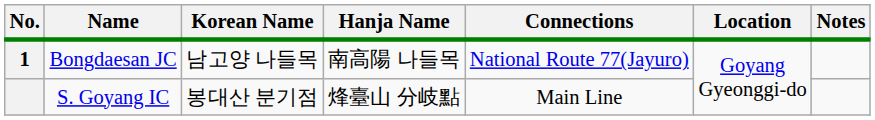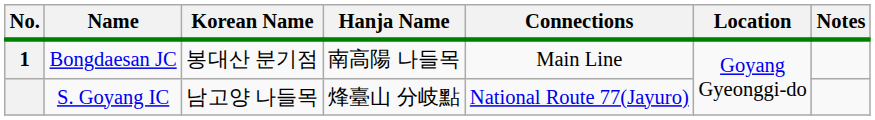(252, 59) 남고양 나들목 -> (252, 59) 봉대산 분기점
(579, 59) National Route 77(Jayuro) -> (579, 59) Main Line
(252, 96) 봉대산 분기점 -> (252, 96) 남고양 나들목
(579, 96) Main Line -> (579, 96) National Route 77(Jayuro)
